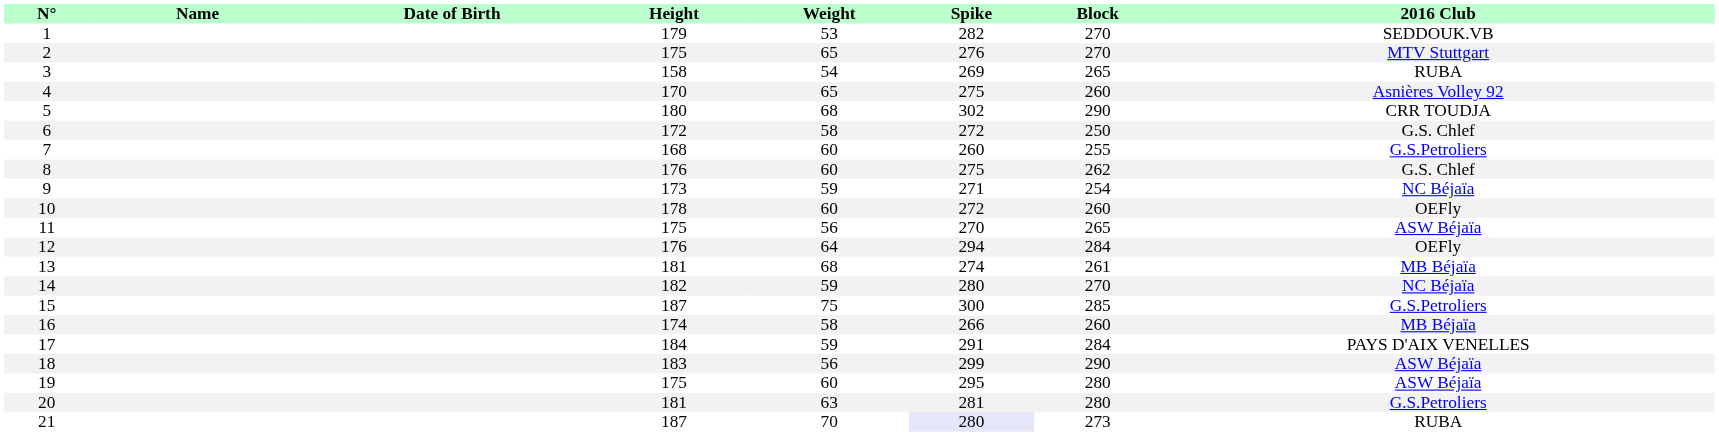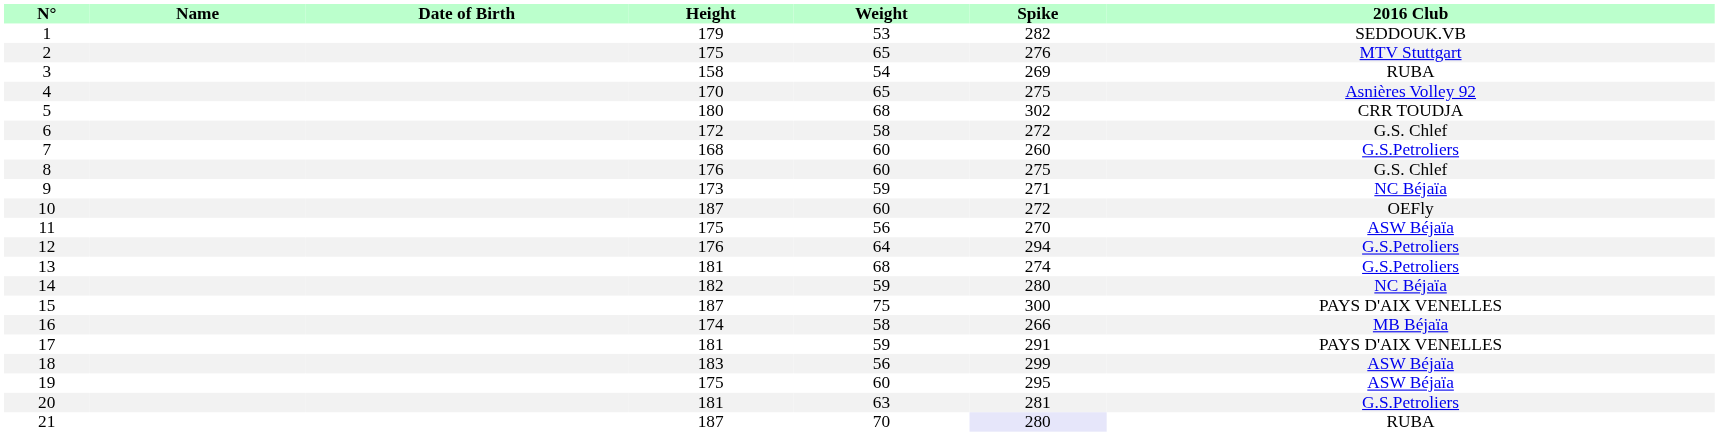- column: (1098, 13)
(674, 208) 178 -> (711, 208) 187
(1438, 246) OEFly -> (1411, 246) G.S.Petroliers
(1438, 266) MB Béjaïa -> (1411, 266) G.S.Petroliers
(1438, 305) G.S.Petroliers -> (1411, 305) PAYS D'AIX VENELLES
(674, 344) 184 -> (711, 344) 181
